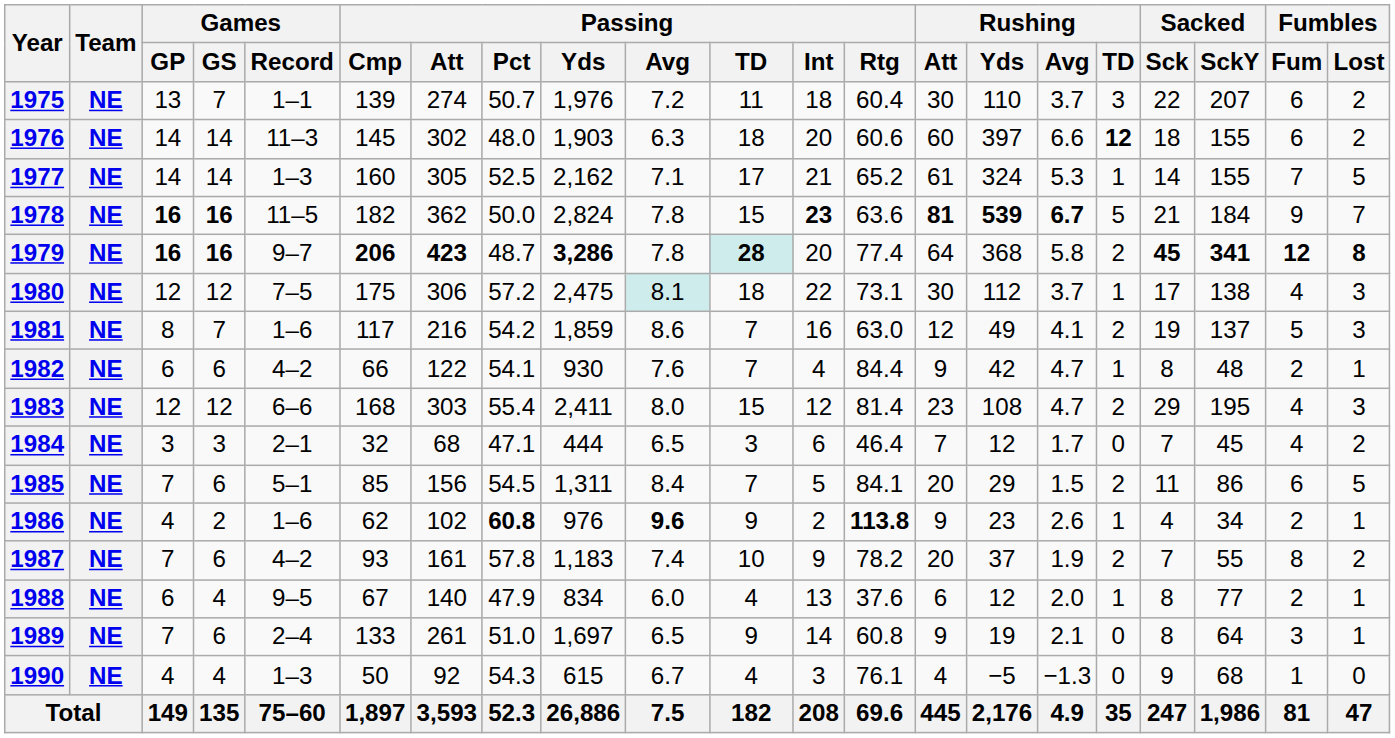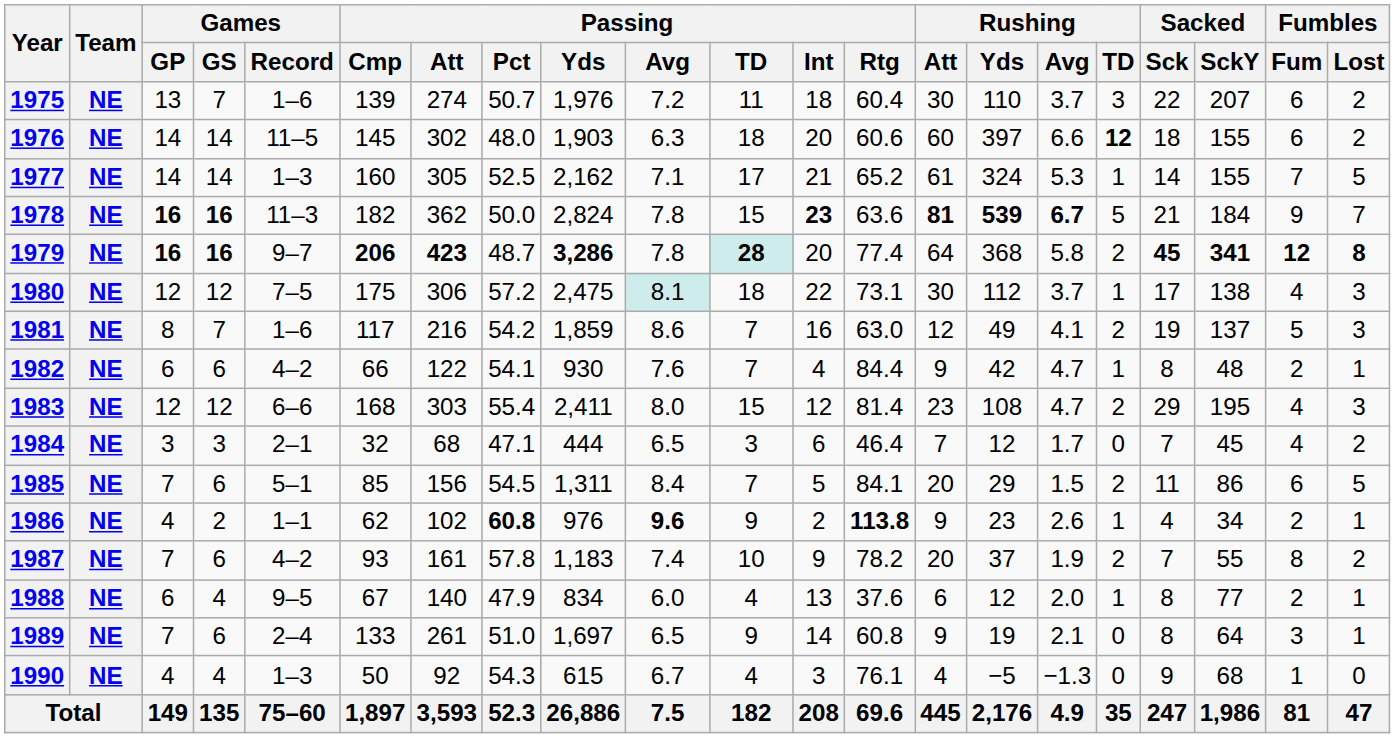(292, 100) 1–1 -> (292, 100) 1–6
(292, 138) 11–3 -> (292, 138) 11–5
(292, 215) 11–5 -> (292, 215) 11–3
(292, 521) 1–6 -> (292, 521) 1–1
